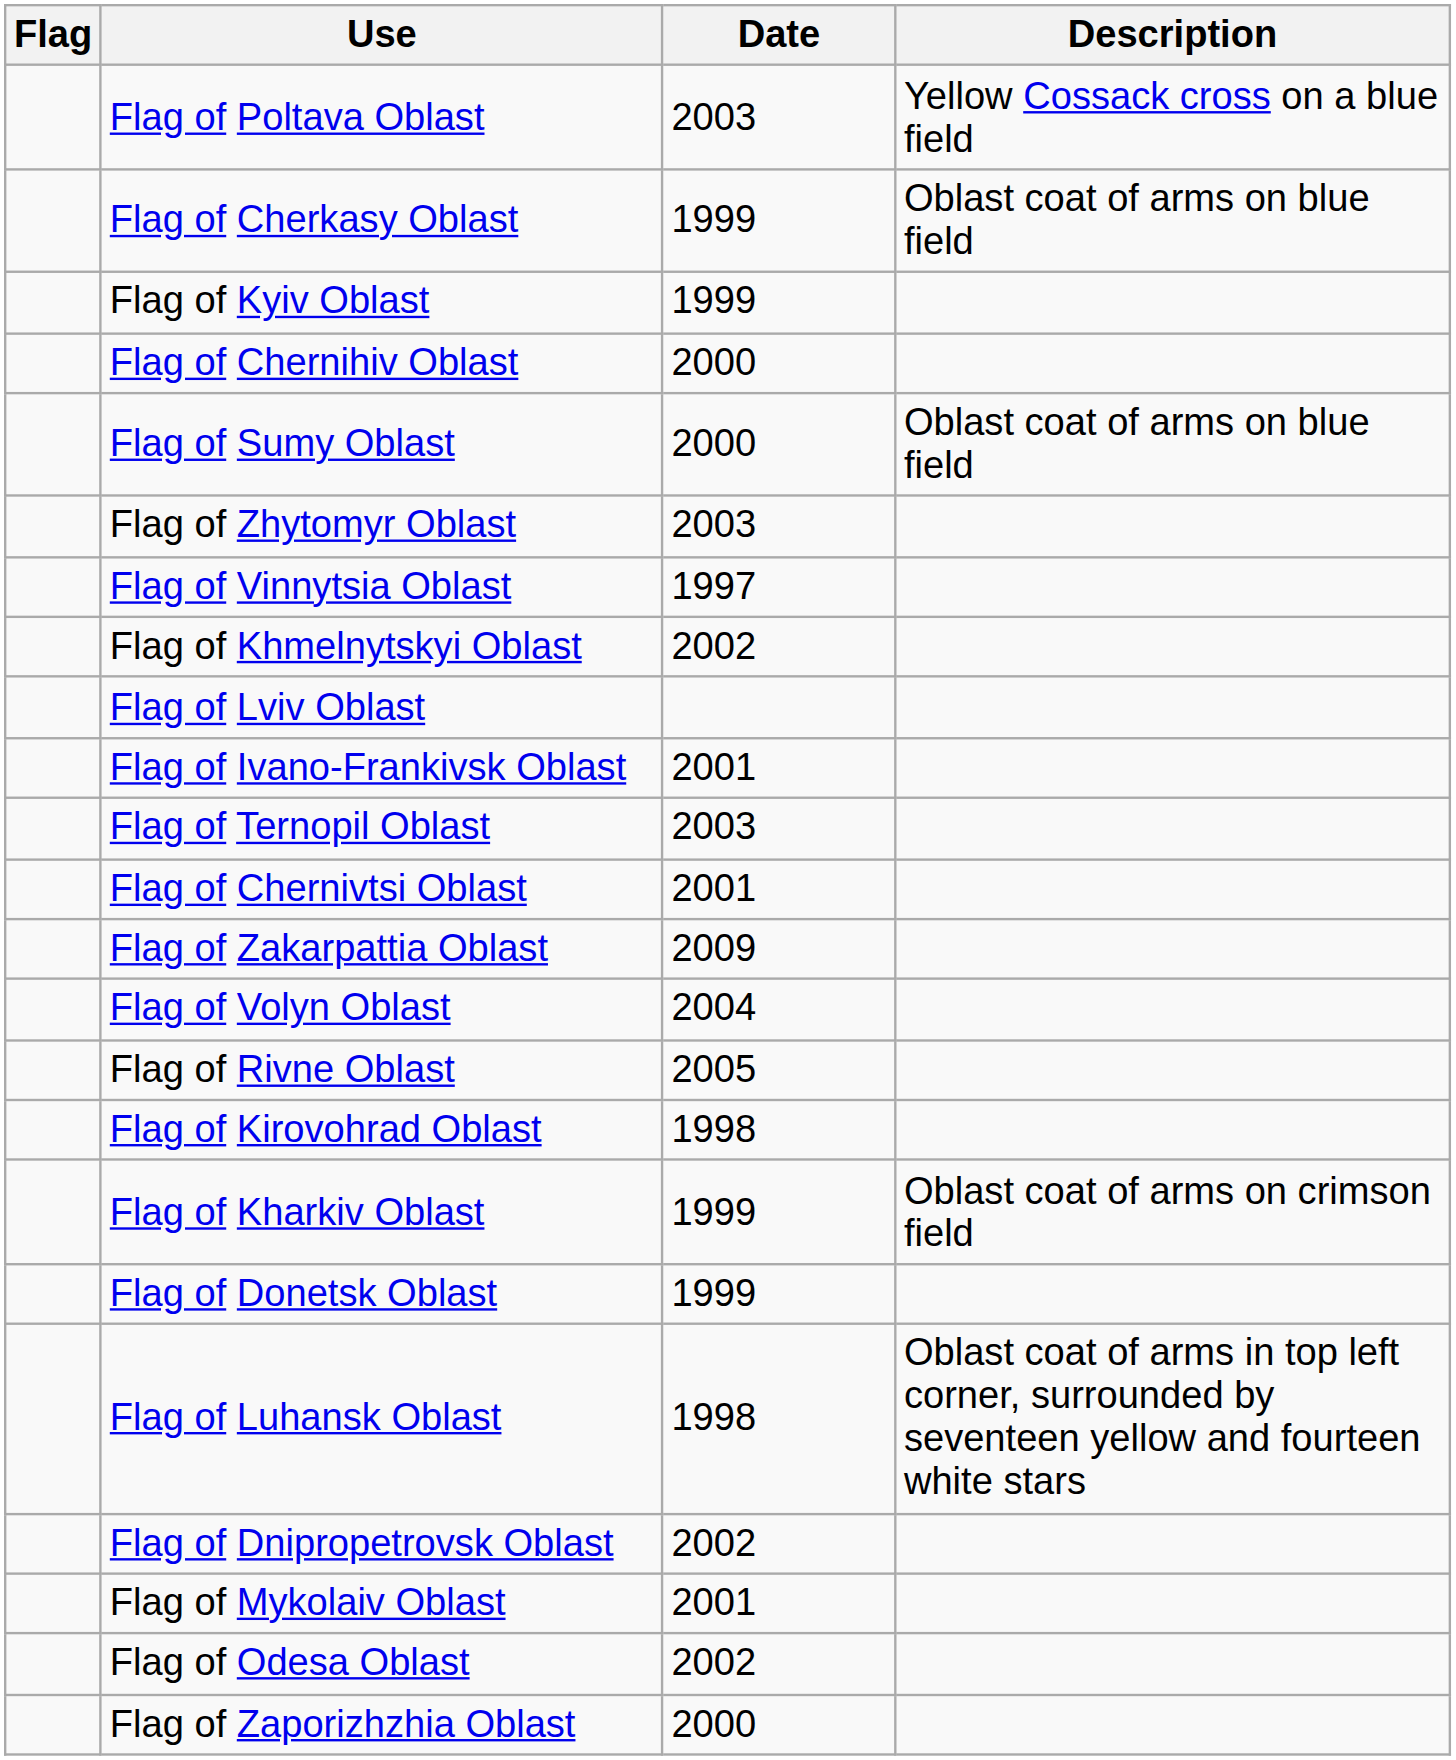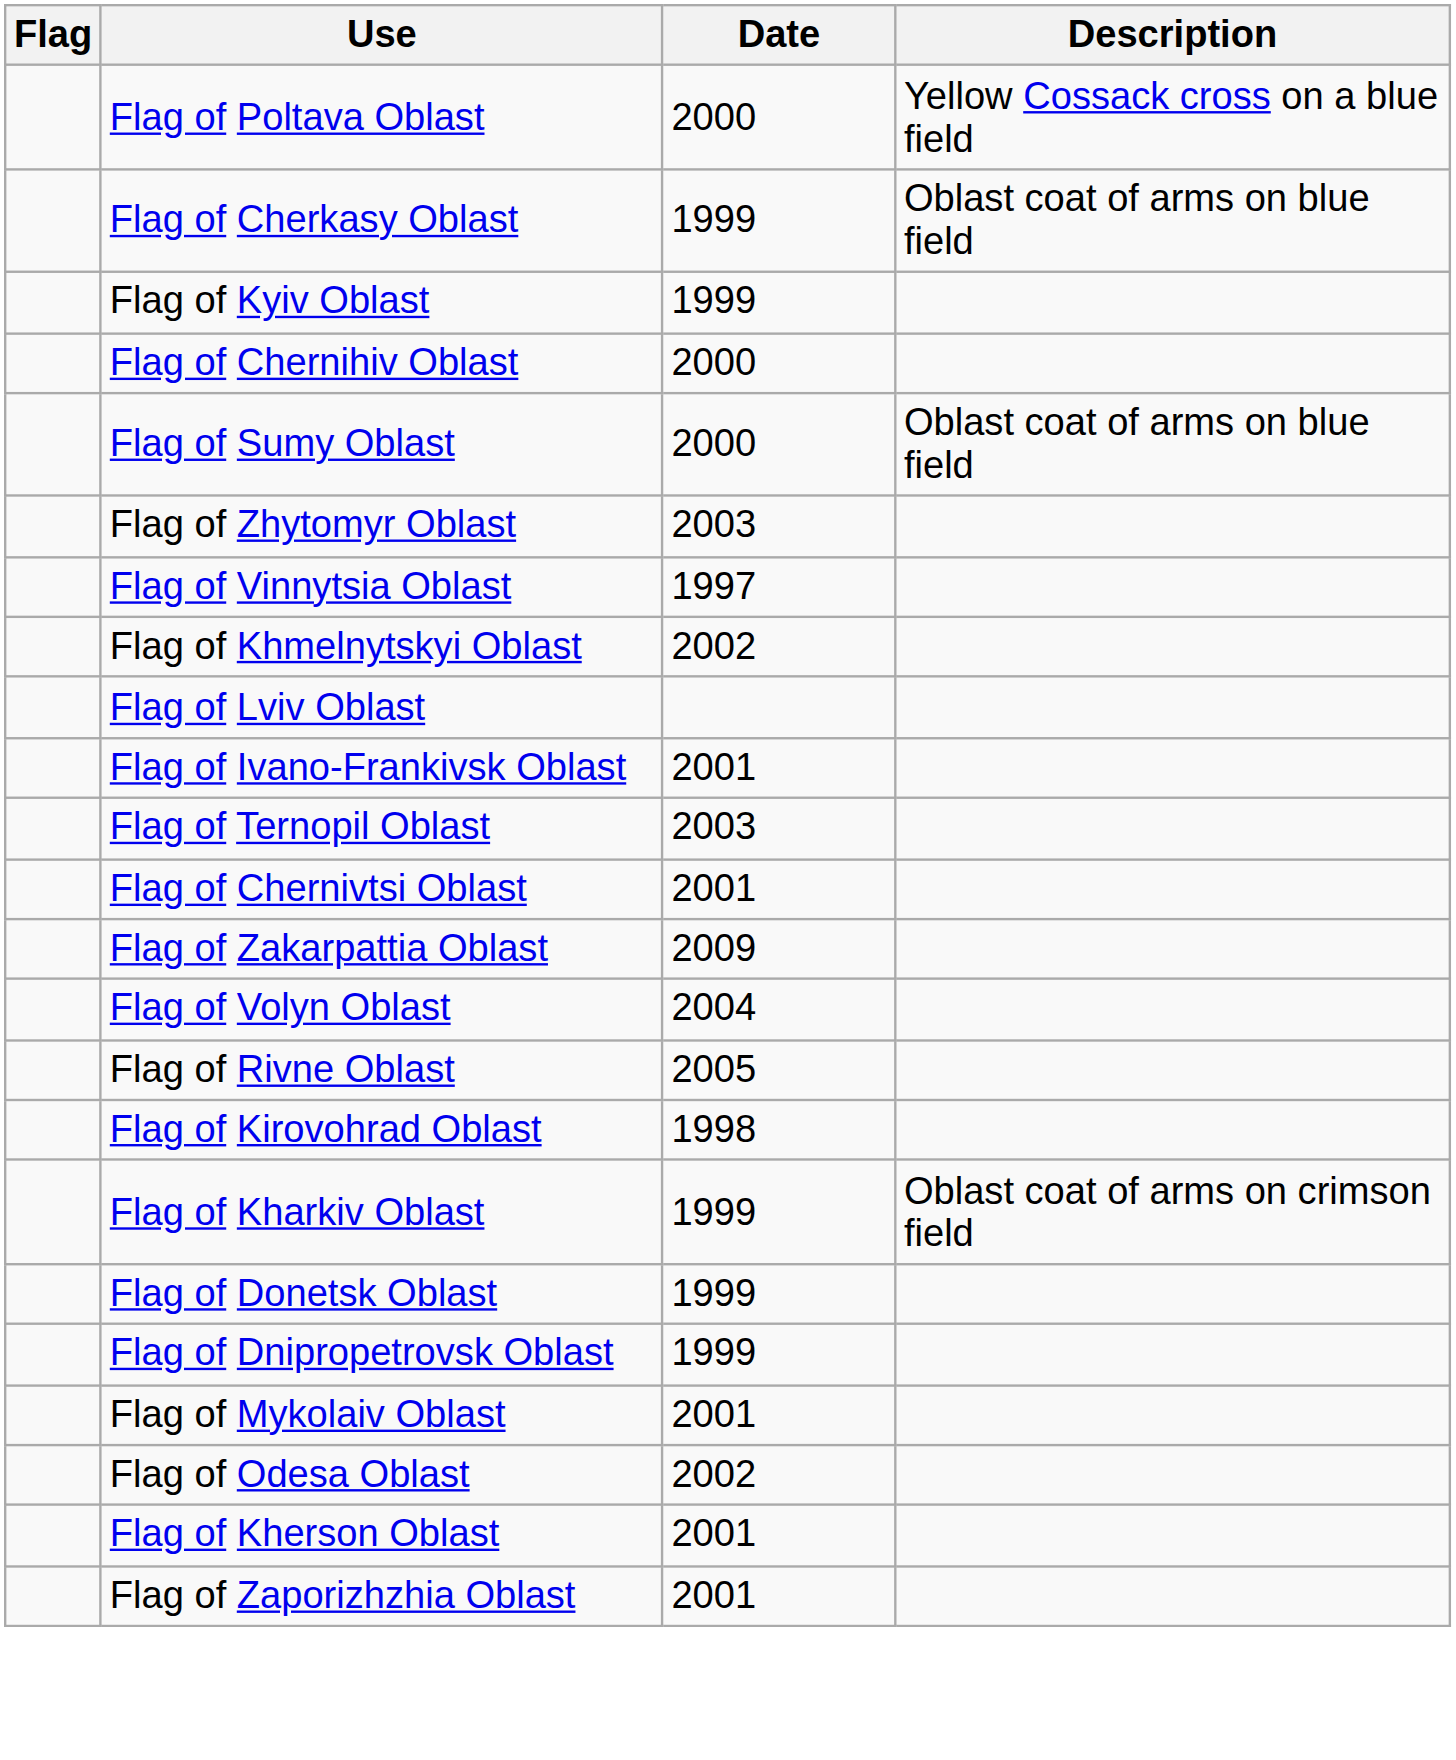(714, 116) 2003 -> (714, 116) 2000
- row: (306, 1417)
(714, 1542) 2002 -> (714, 1353) 1999
+ row: (305, 1534)
(714, 1723) 2000 -> (714, 1595) 2001
